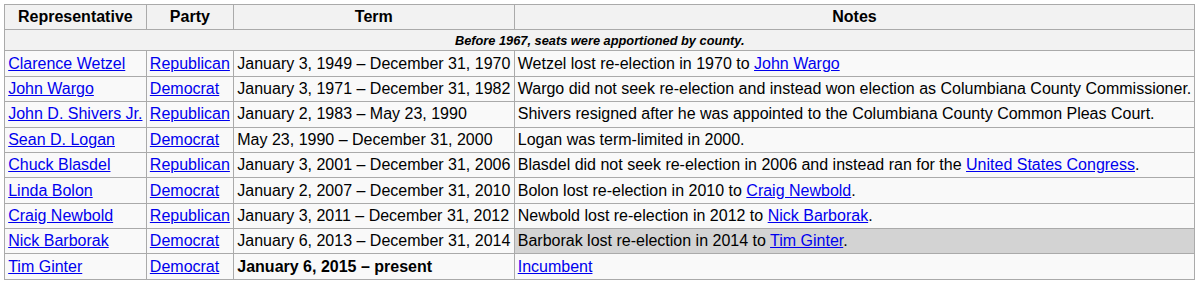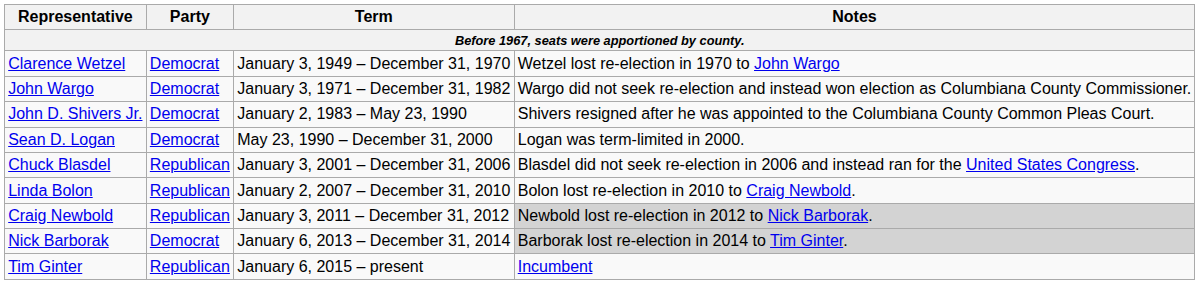(190, 63) Republican -> (185, 63) Democrat
(190, 114) Republican -> (185, 114) Democrat
(185, 190) Democrat -> (190, 190) Republican
(695, 215) no background -> (695, 215) lightgrey background
(185, 266) Democrat -> (190, 266) Republican
(335, 266) bold -> (330, 266) normal
